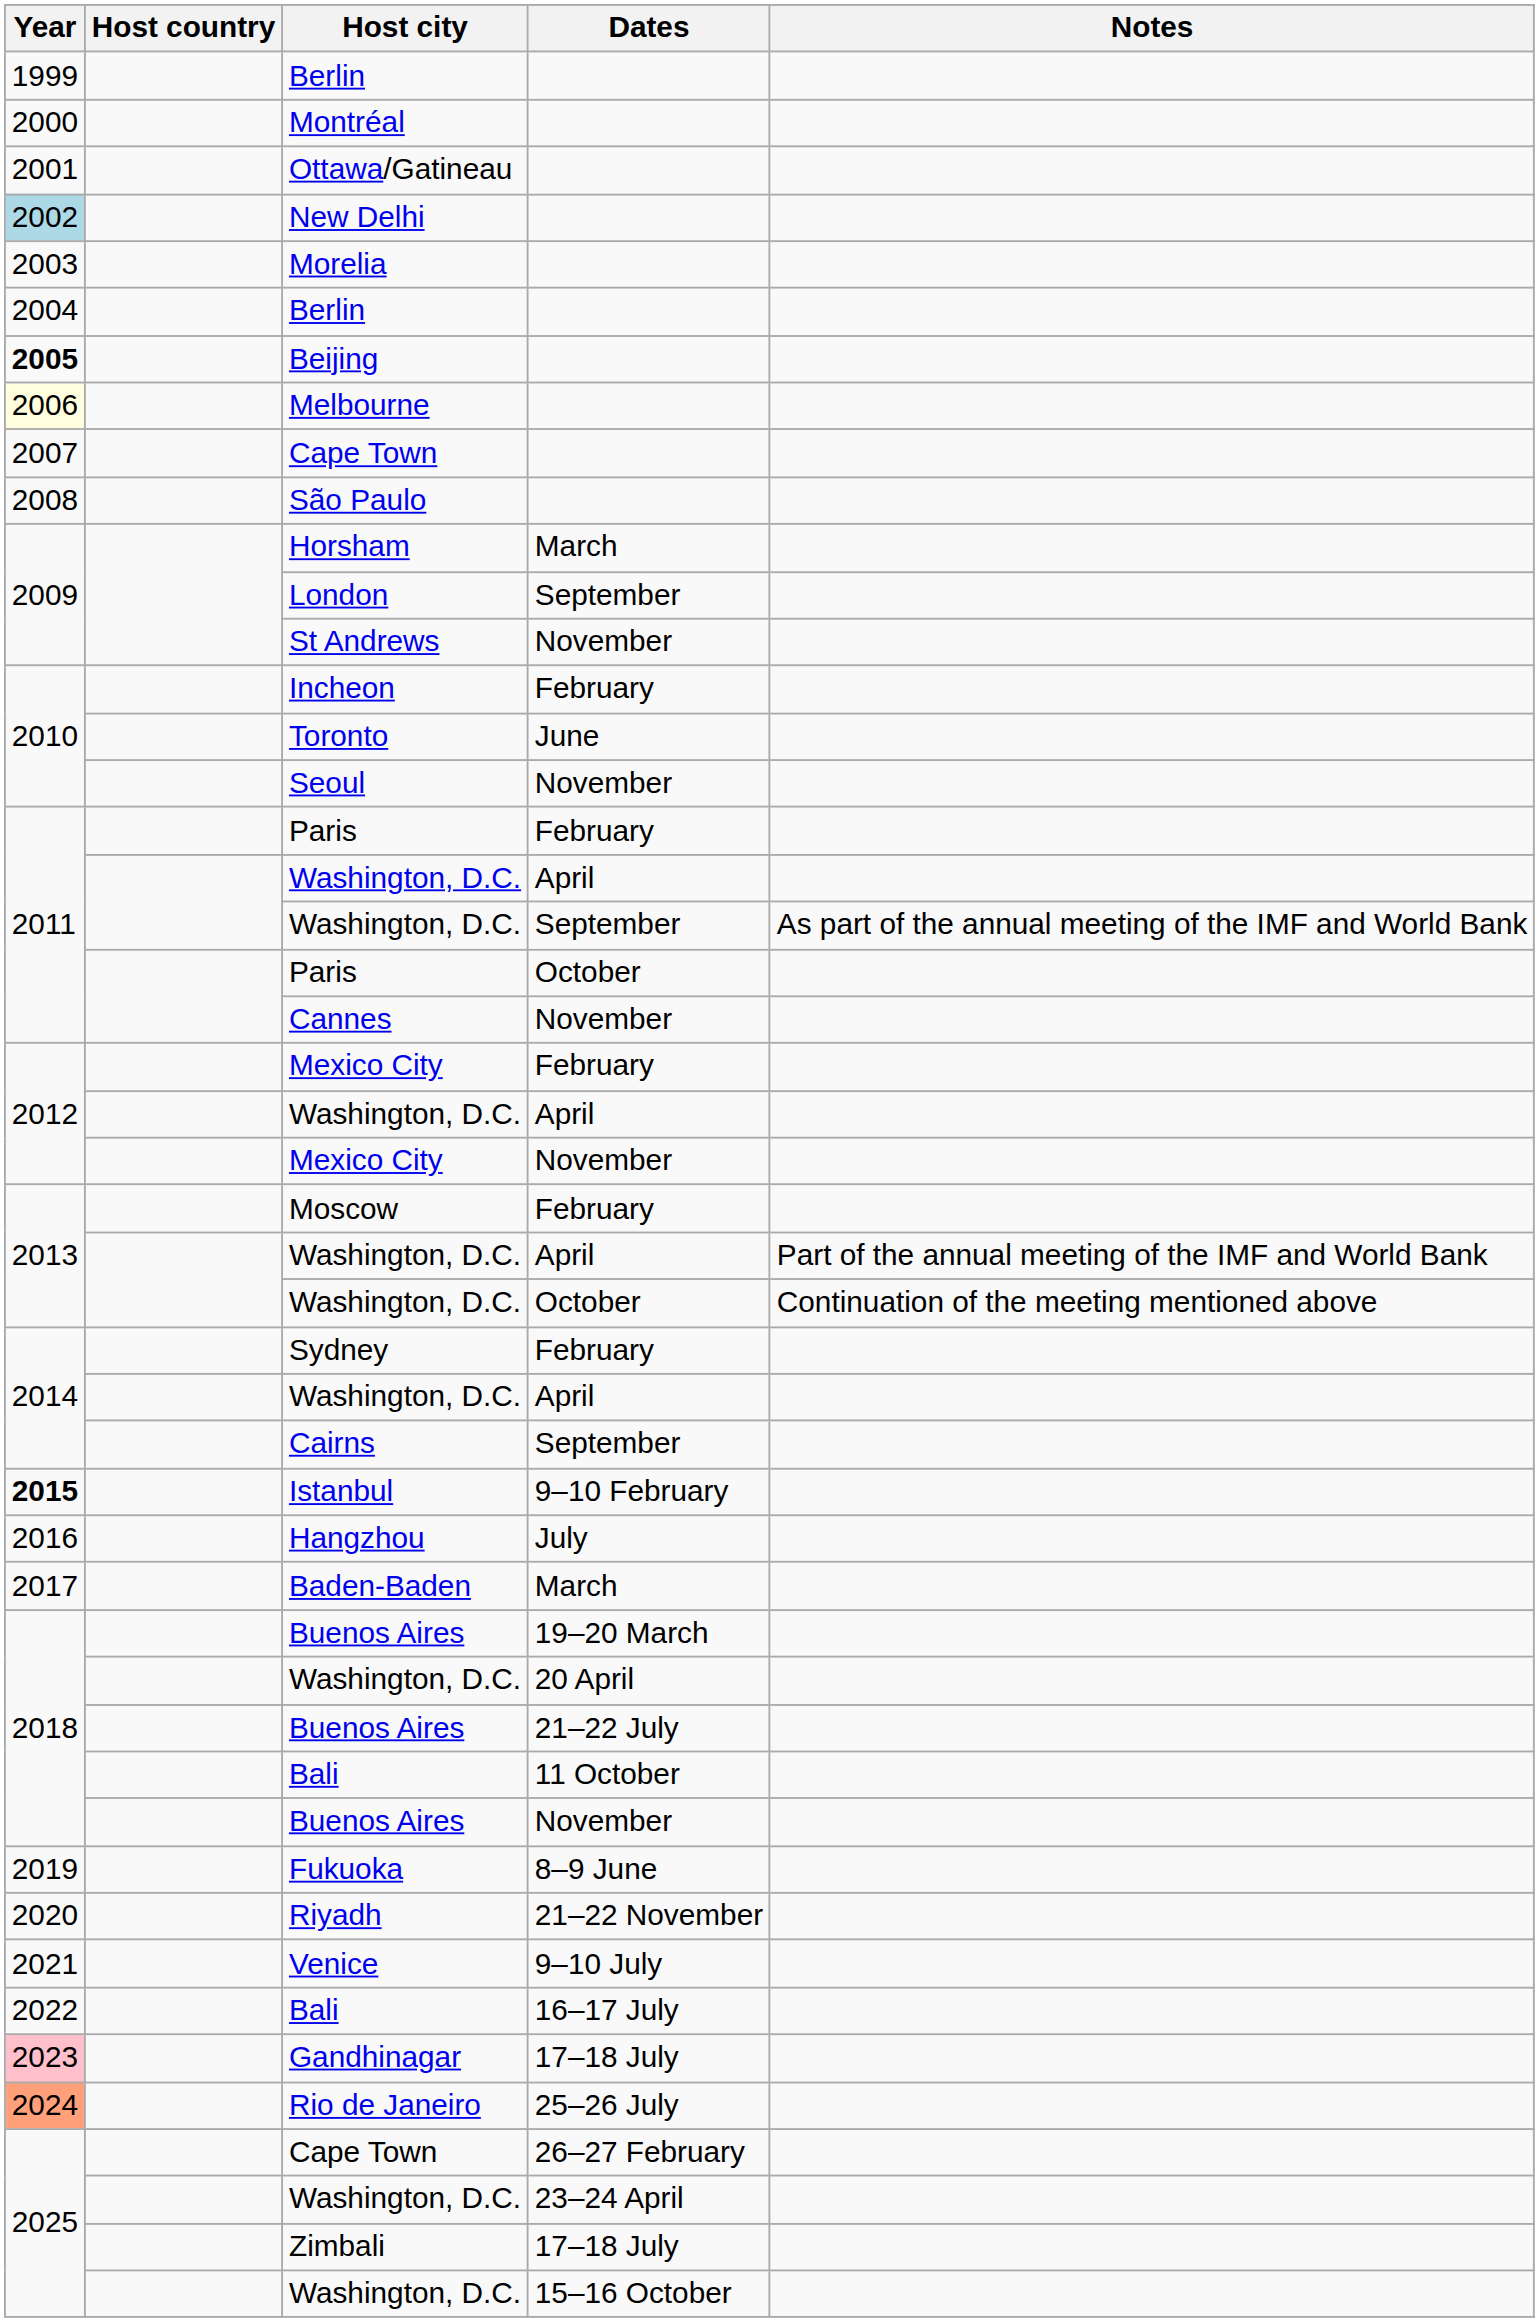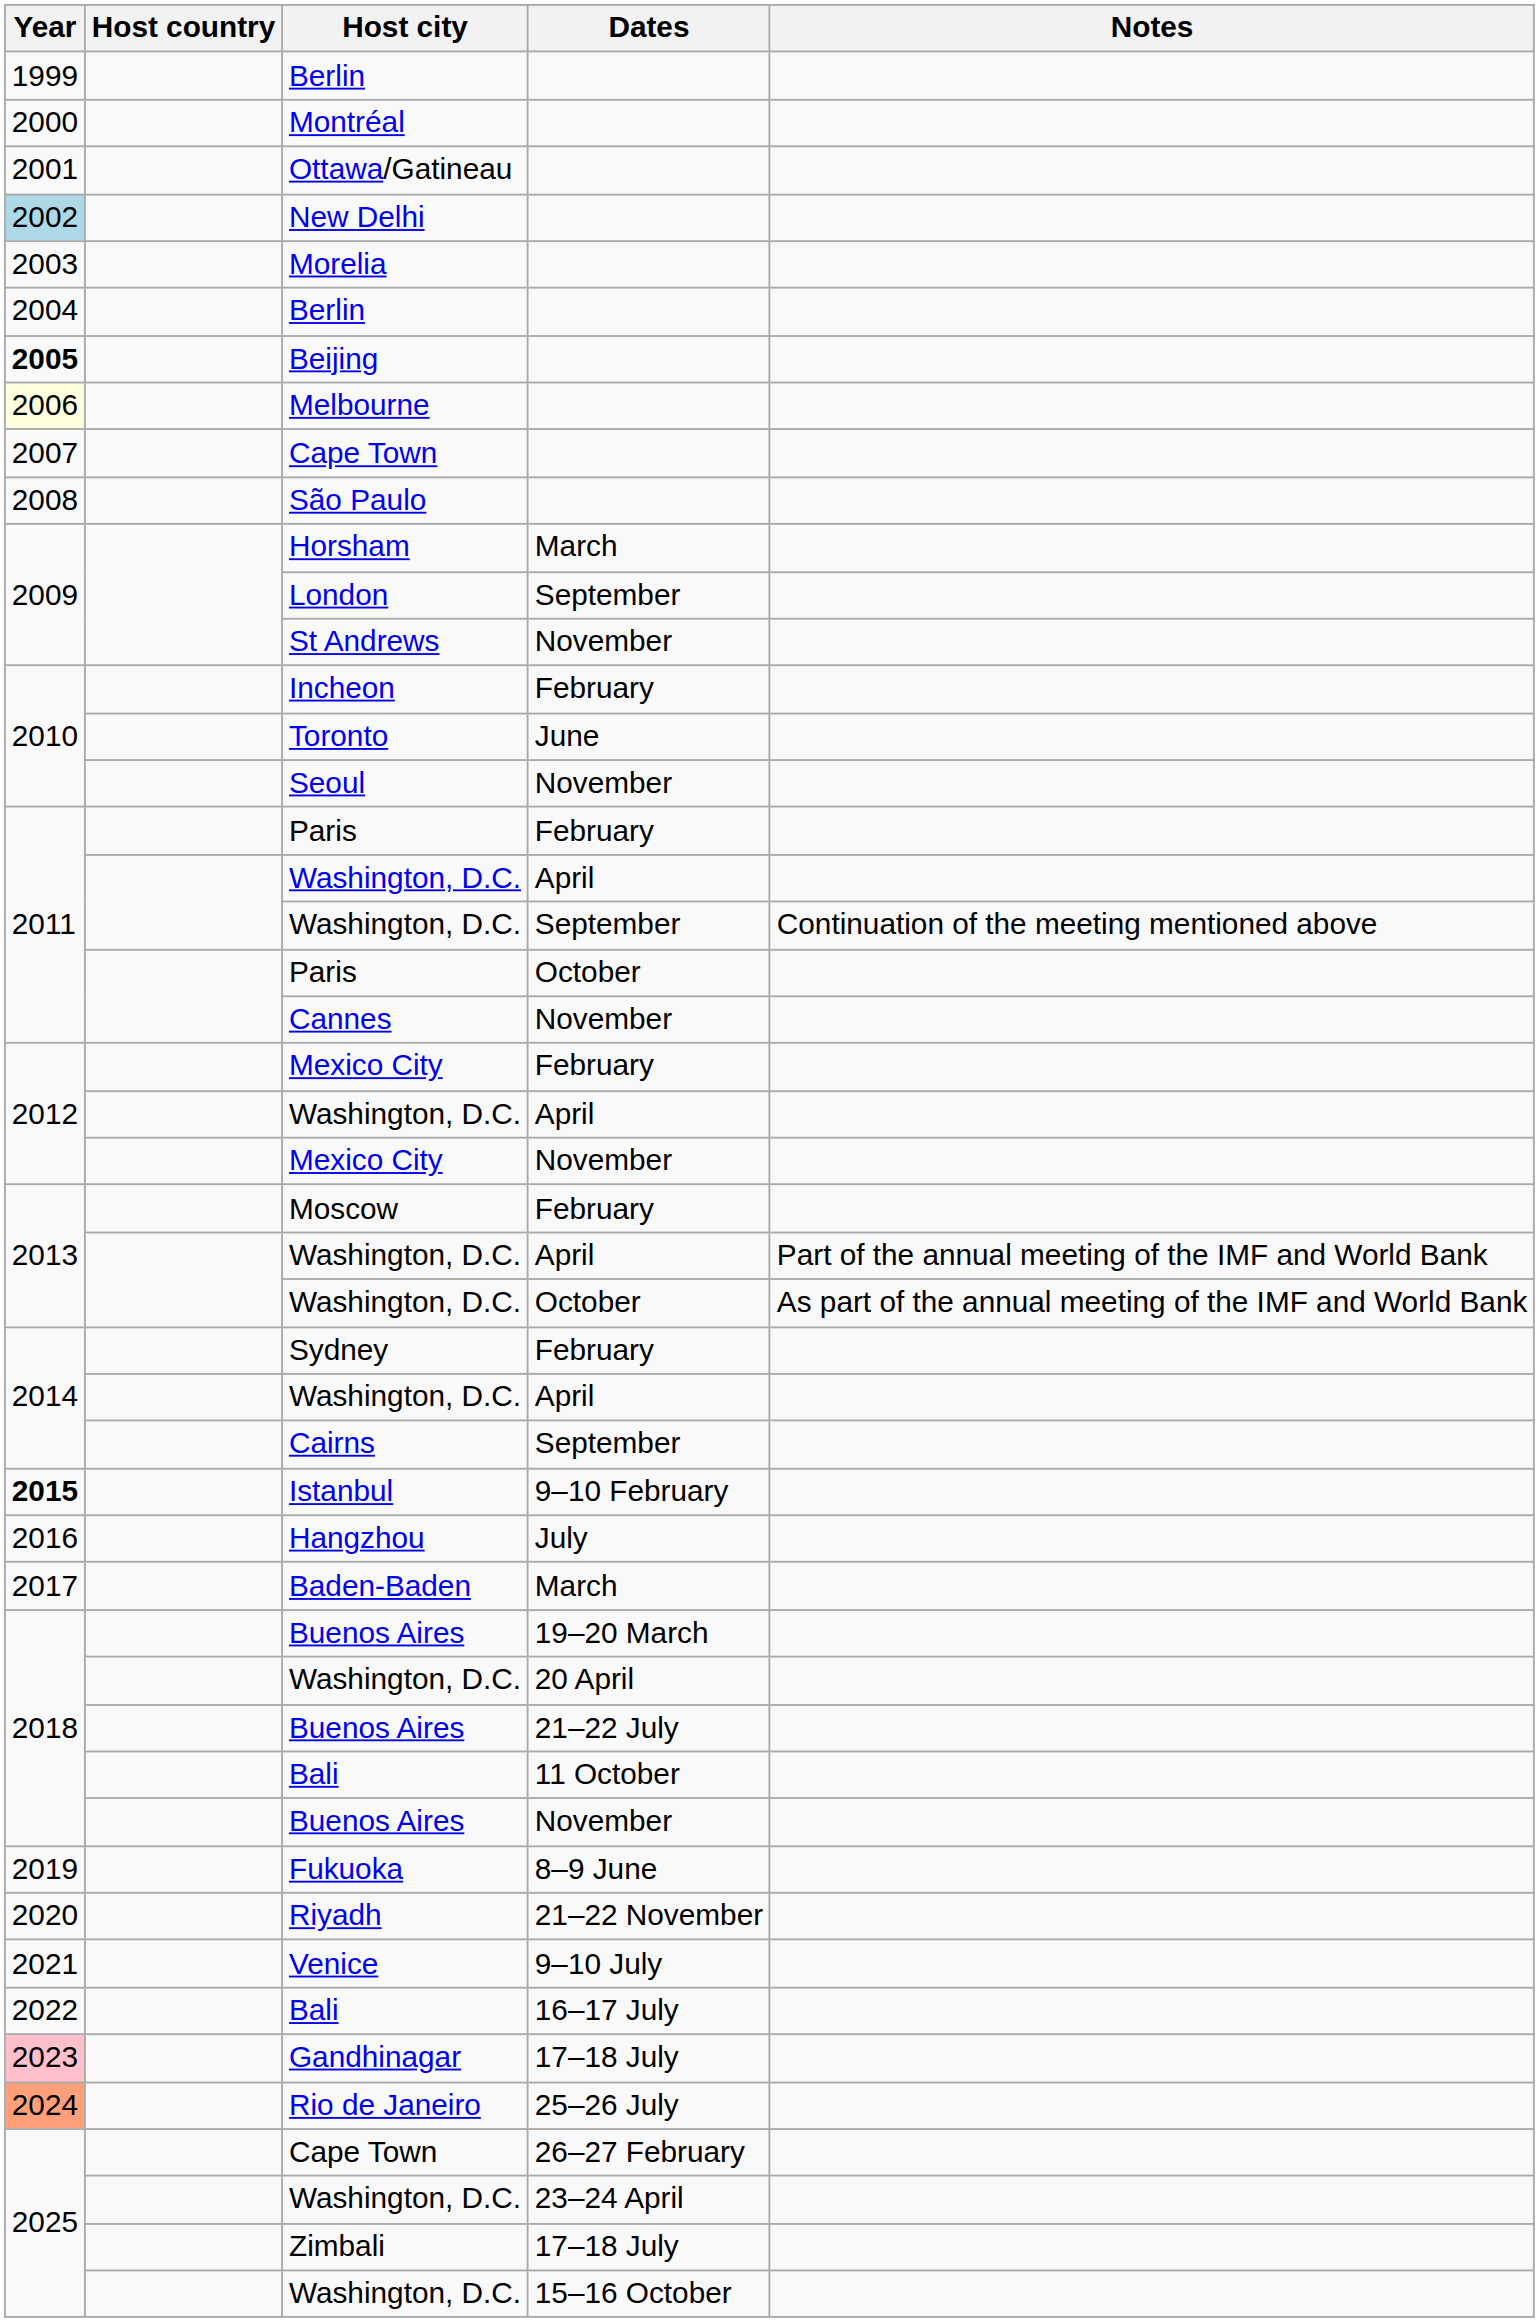(1152, 924) As part of the annual meeting of the IMF and World Bank -> (1077, 924) Continuation of the meeting mentioned above
(1077, 1302) Continuation of the meeting mentioned above -> (1152, 1302) As part of the annual meeting of the IMF and World Bank
